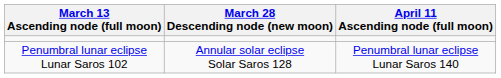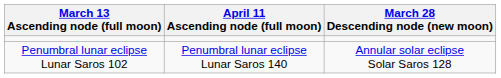columns swapped: (250, 20) <-> (416, 20)
